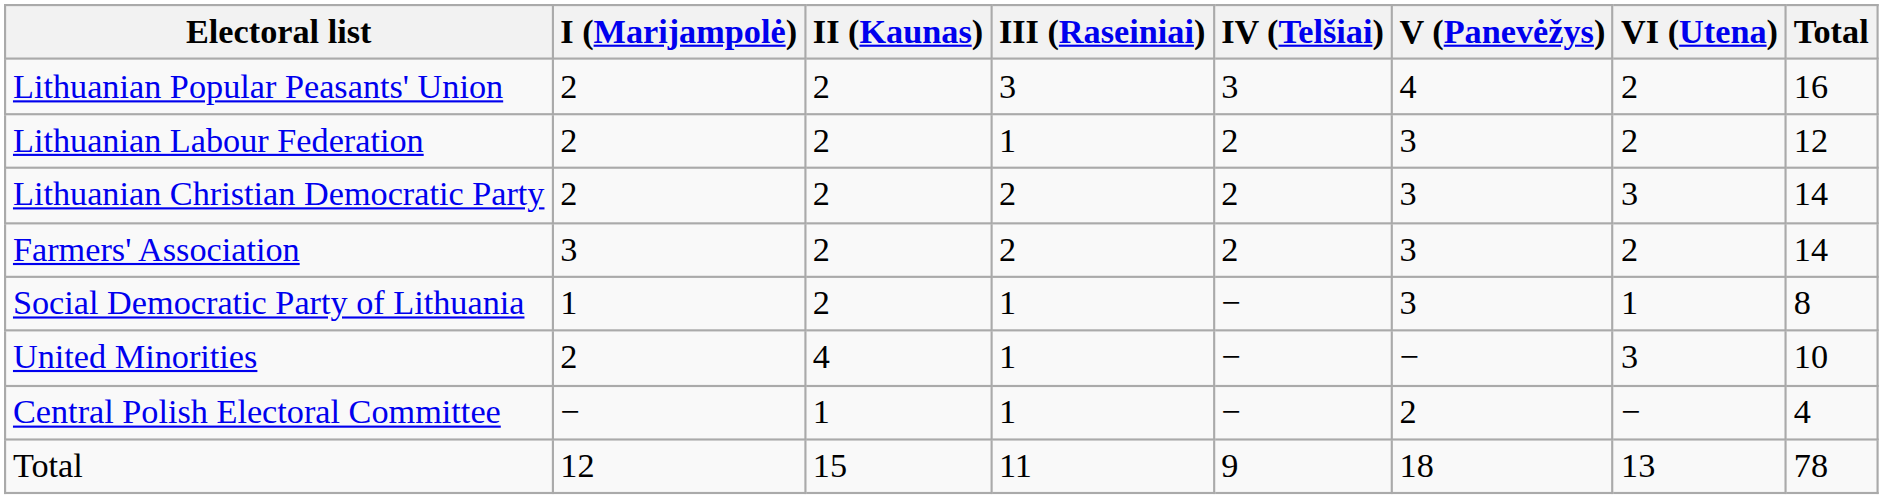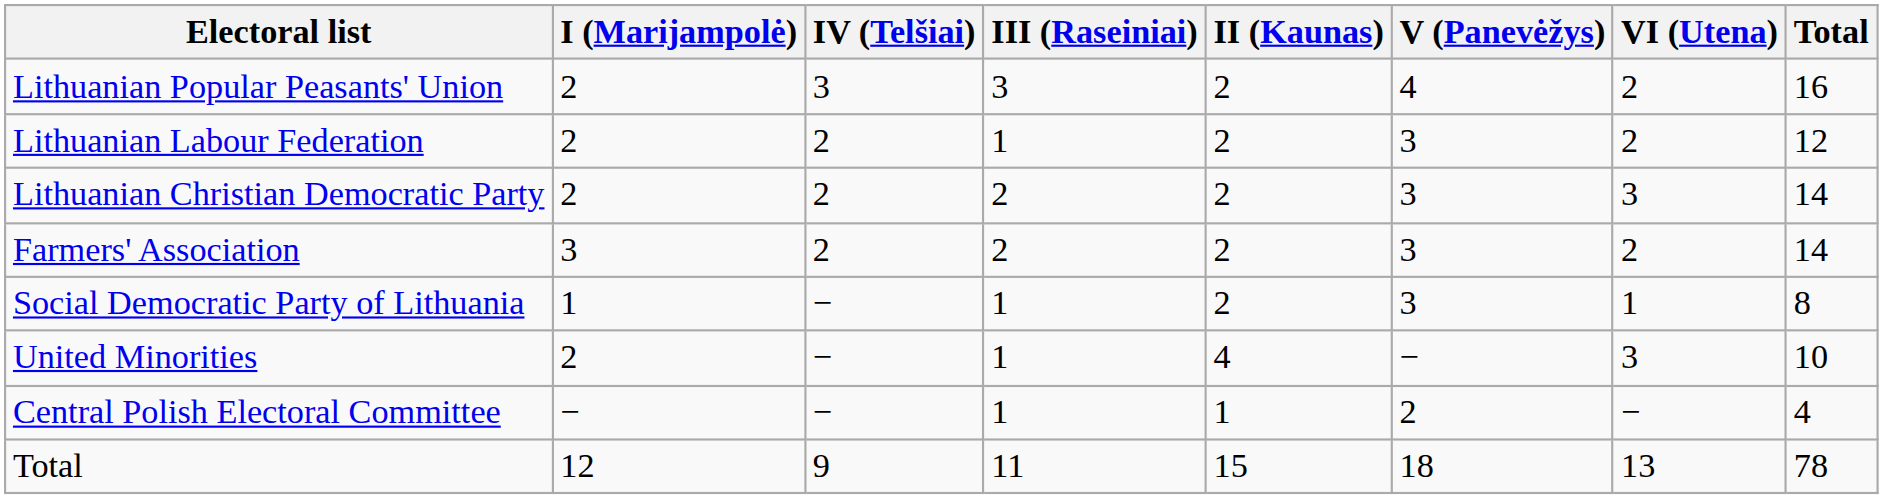columns swapped: (898, 31) <-> (1302, 31)
